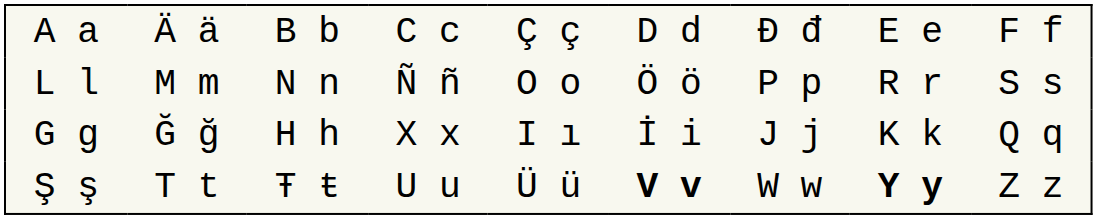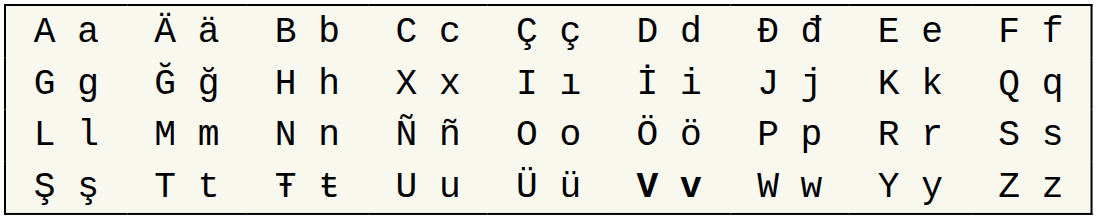rows swapped: (66, 135) <-> (66, 84)
(910, 187) bold -> (910, 187) normal
